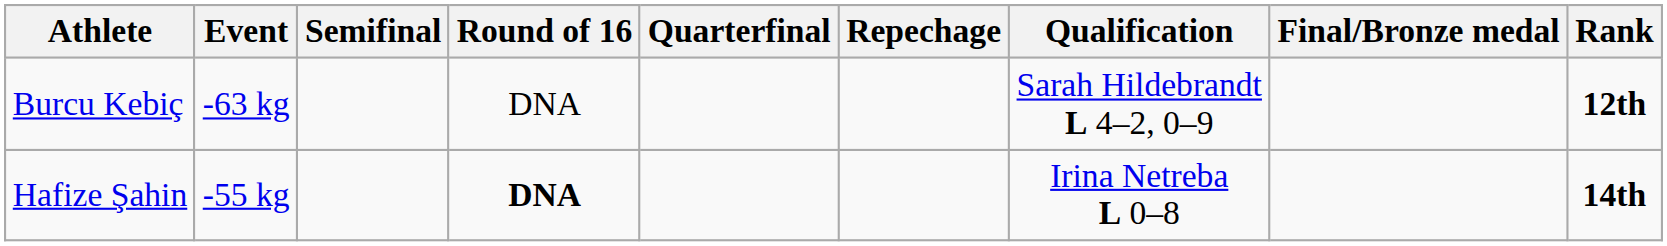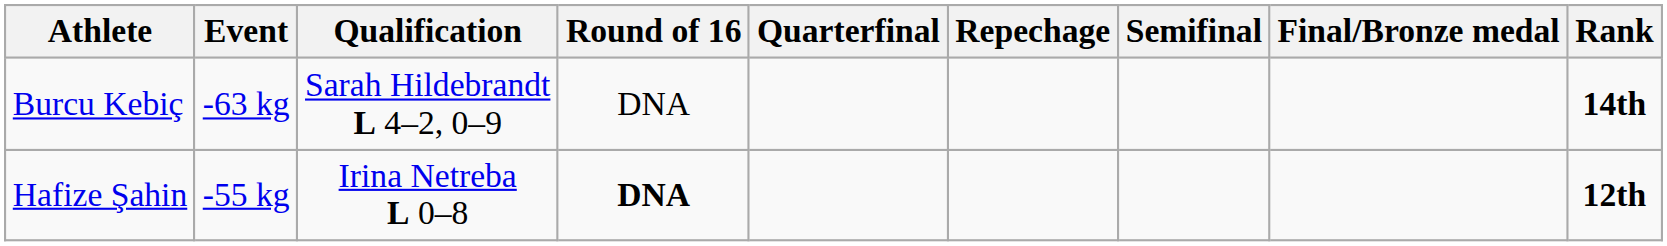columns swapped: (1139, 31) <-> (373, 31)
(1614, 103) 12th -> (1614, 103) 14th
(1614, 194) 14th -> (1614, 194) 12th
